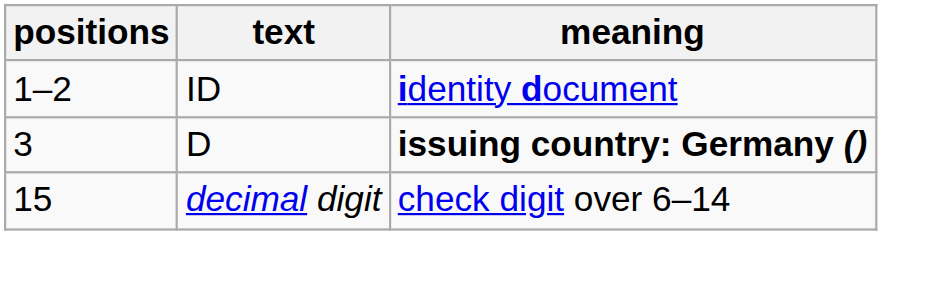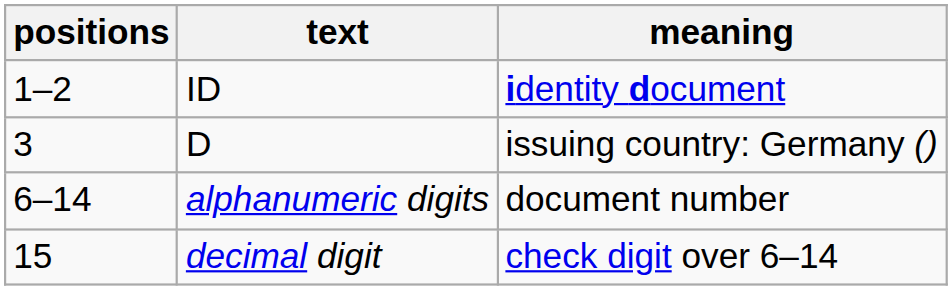(632, 144) bold -> (722, 144) normal
+ row: (338, 199)
